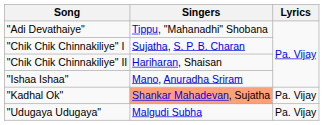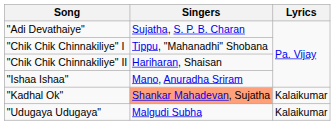(200, 29) Tippu, "Mahanadhi" Shobana -> (188, 29) Sujatha, S. P. B. Charan
(188, 46) Sujatha, S. P. B. Charan -> (200, 46) Tippu, "Mahanadhi" Shobana
(296, 96) Pa. Vijay -> (301, 96) Kalaikumar
(296, 112) Pa. Vijay -> (301, 112) Kalaikumar
